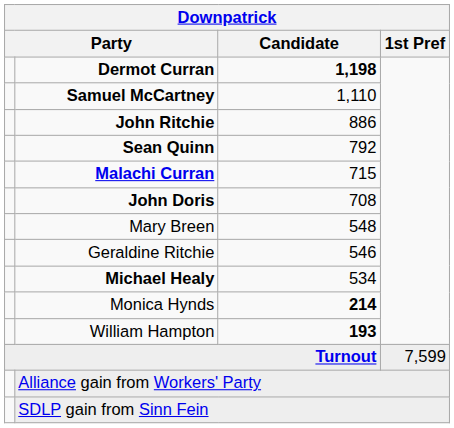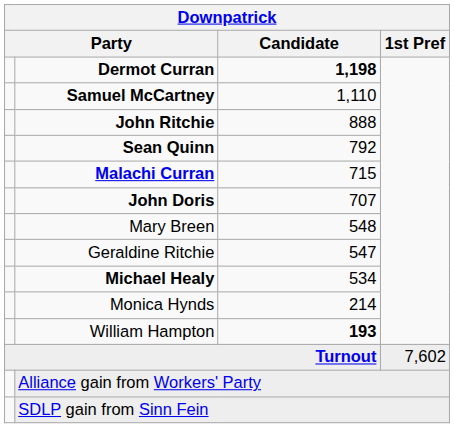(363, 122) 886 -> (363, 122) 888
(363, 200) 708 -> (363, 200) 707
(363, 252) 546 -> (363, 252) 547
(363, 305) bold -> (363, 305) normal
(425, 357) 7,599 -> (425, 357) 7,602
